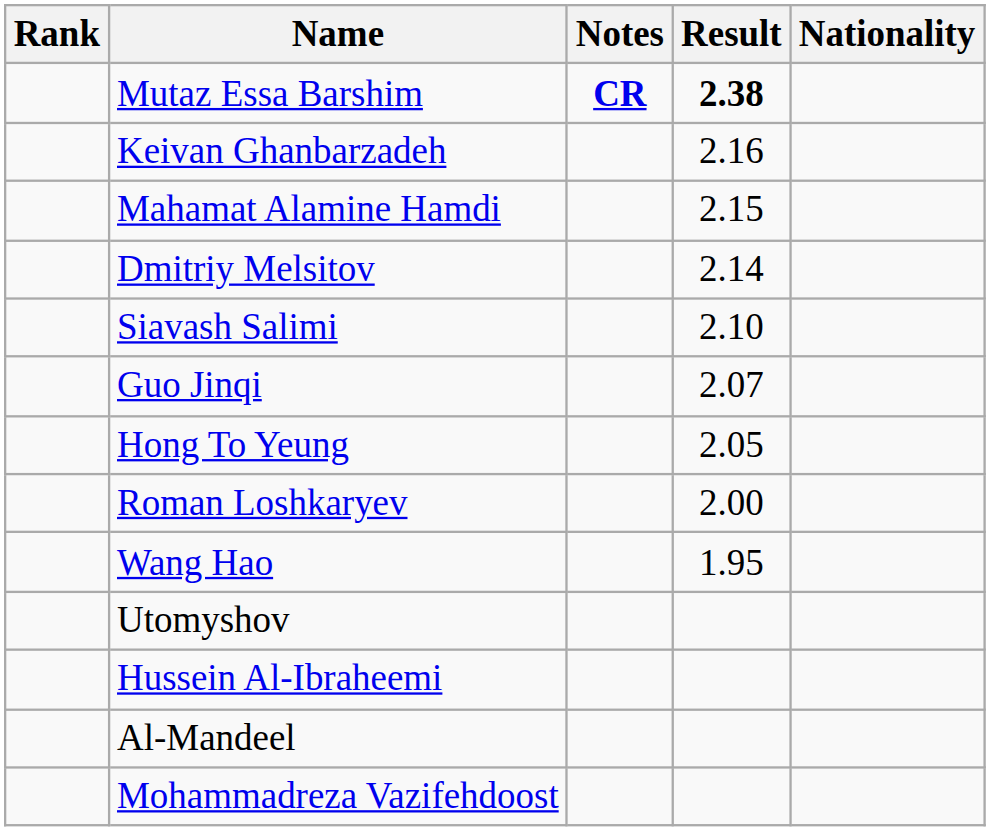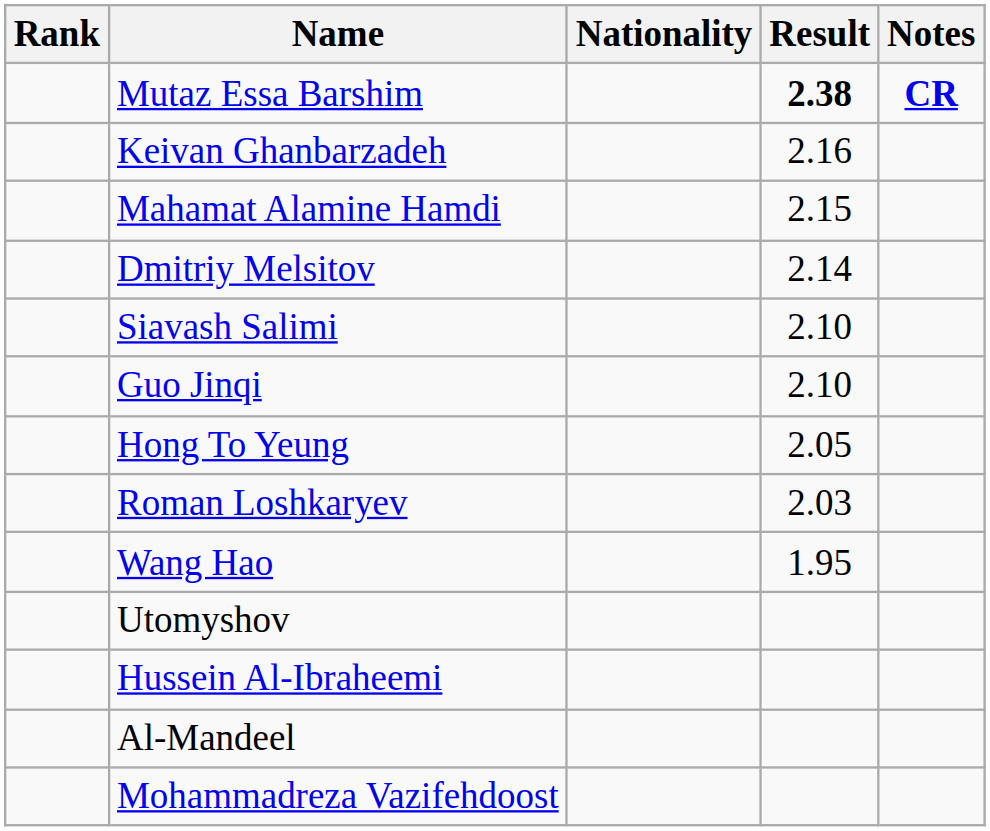columns swapped: (887, 33) <-> (620, 33)
(731, 385) 2.07 -> (820, 385) 2.10
(731, 502) 2.00 -> (820, 502) 2.03
